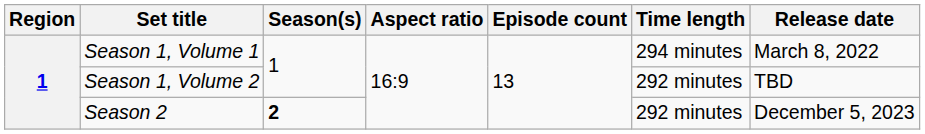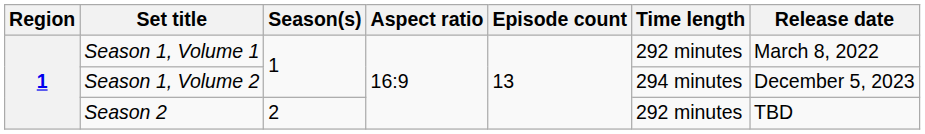(689, 50) 294 minutes -> (689, 50) 292 minutes
(689, 81) 292 minutes -> (689, 81) 294 minutes
(774, 81) TBD -> (834, 81) December 5, 2023
(274, 112) bold -> (274, 112) normal
(834, 112) December 5, 2023 -> (774, 112) TBD
